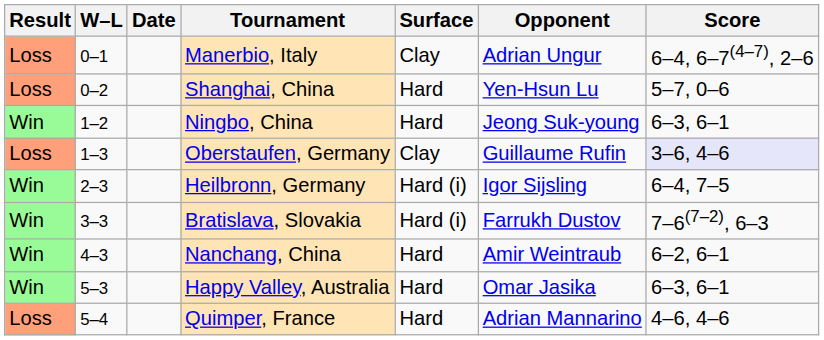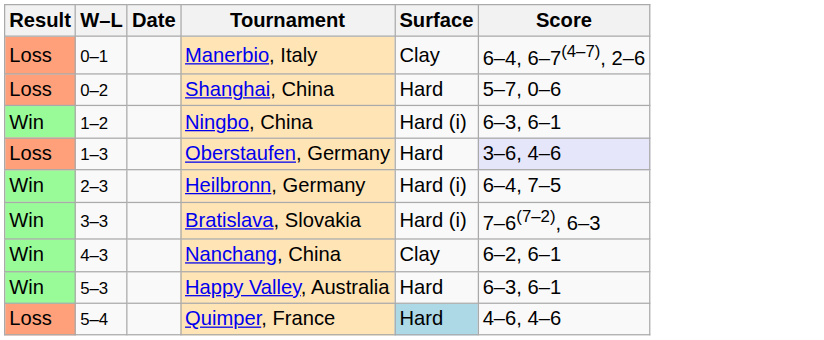- column: (562, 20)
(421, 121) Hard -> (433, 121) Hard (i)
(420, 153) Clay -> (421, 153) Hard
(421, 255) Hard -> (420, 255) Clay
(421, 319) no background -> (421, 319) lightblue background
